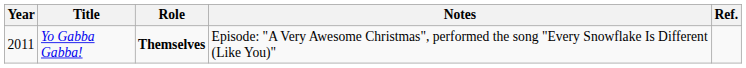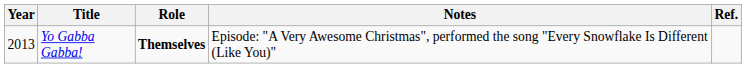(21, 44) 2011 -> (21, 44) 2013
